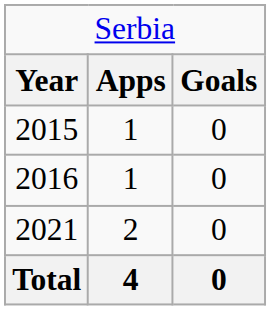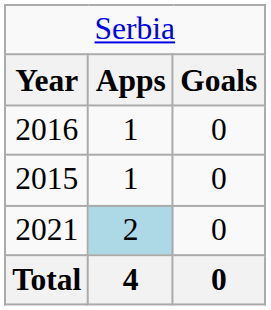rows swapped: (47, 129) <-> (47, 179)
(131, 229) no background -> (131, 229) lightblue background
